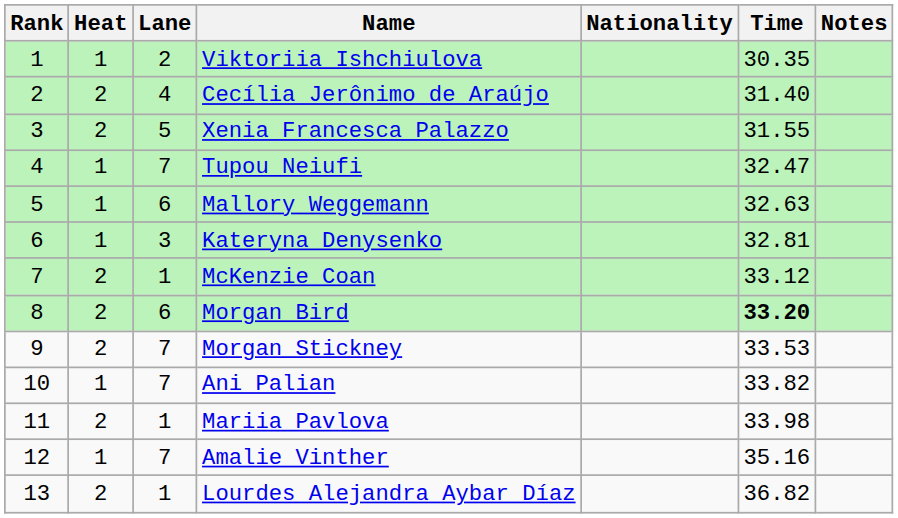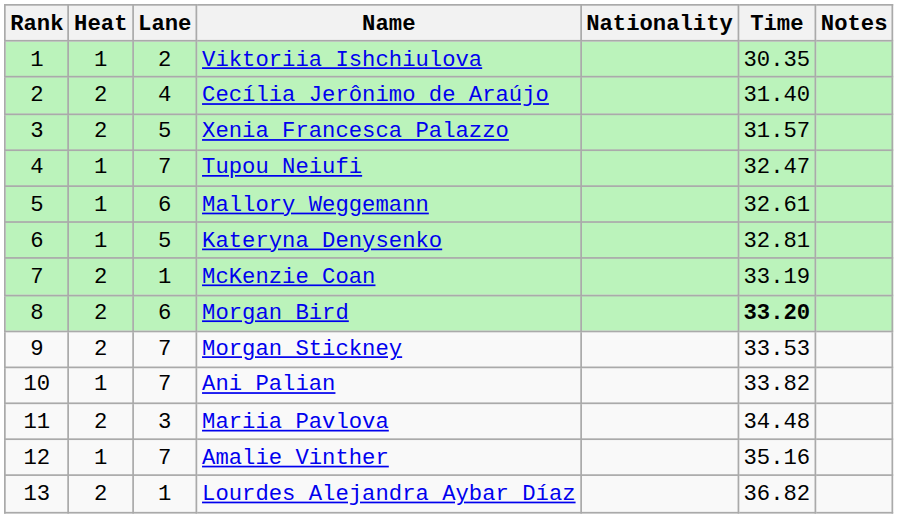(777, 132) 31.55 -> (777, 132) 31.57
(777, 204) 32.63 -> (777, 204) 32.61
(165, 240) 3 -> (165, 240) 5
(777, 277) 33.12 -> (777, 277) 33.19
(165, 422) 1 -> (165, 422) 3
(777, 422) 33.98 -> (777, 422) 34.48
